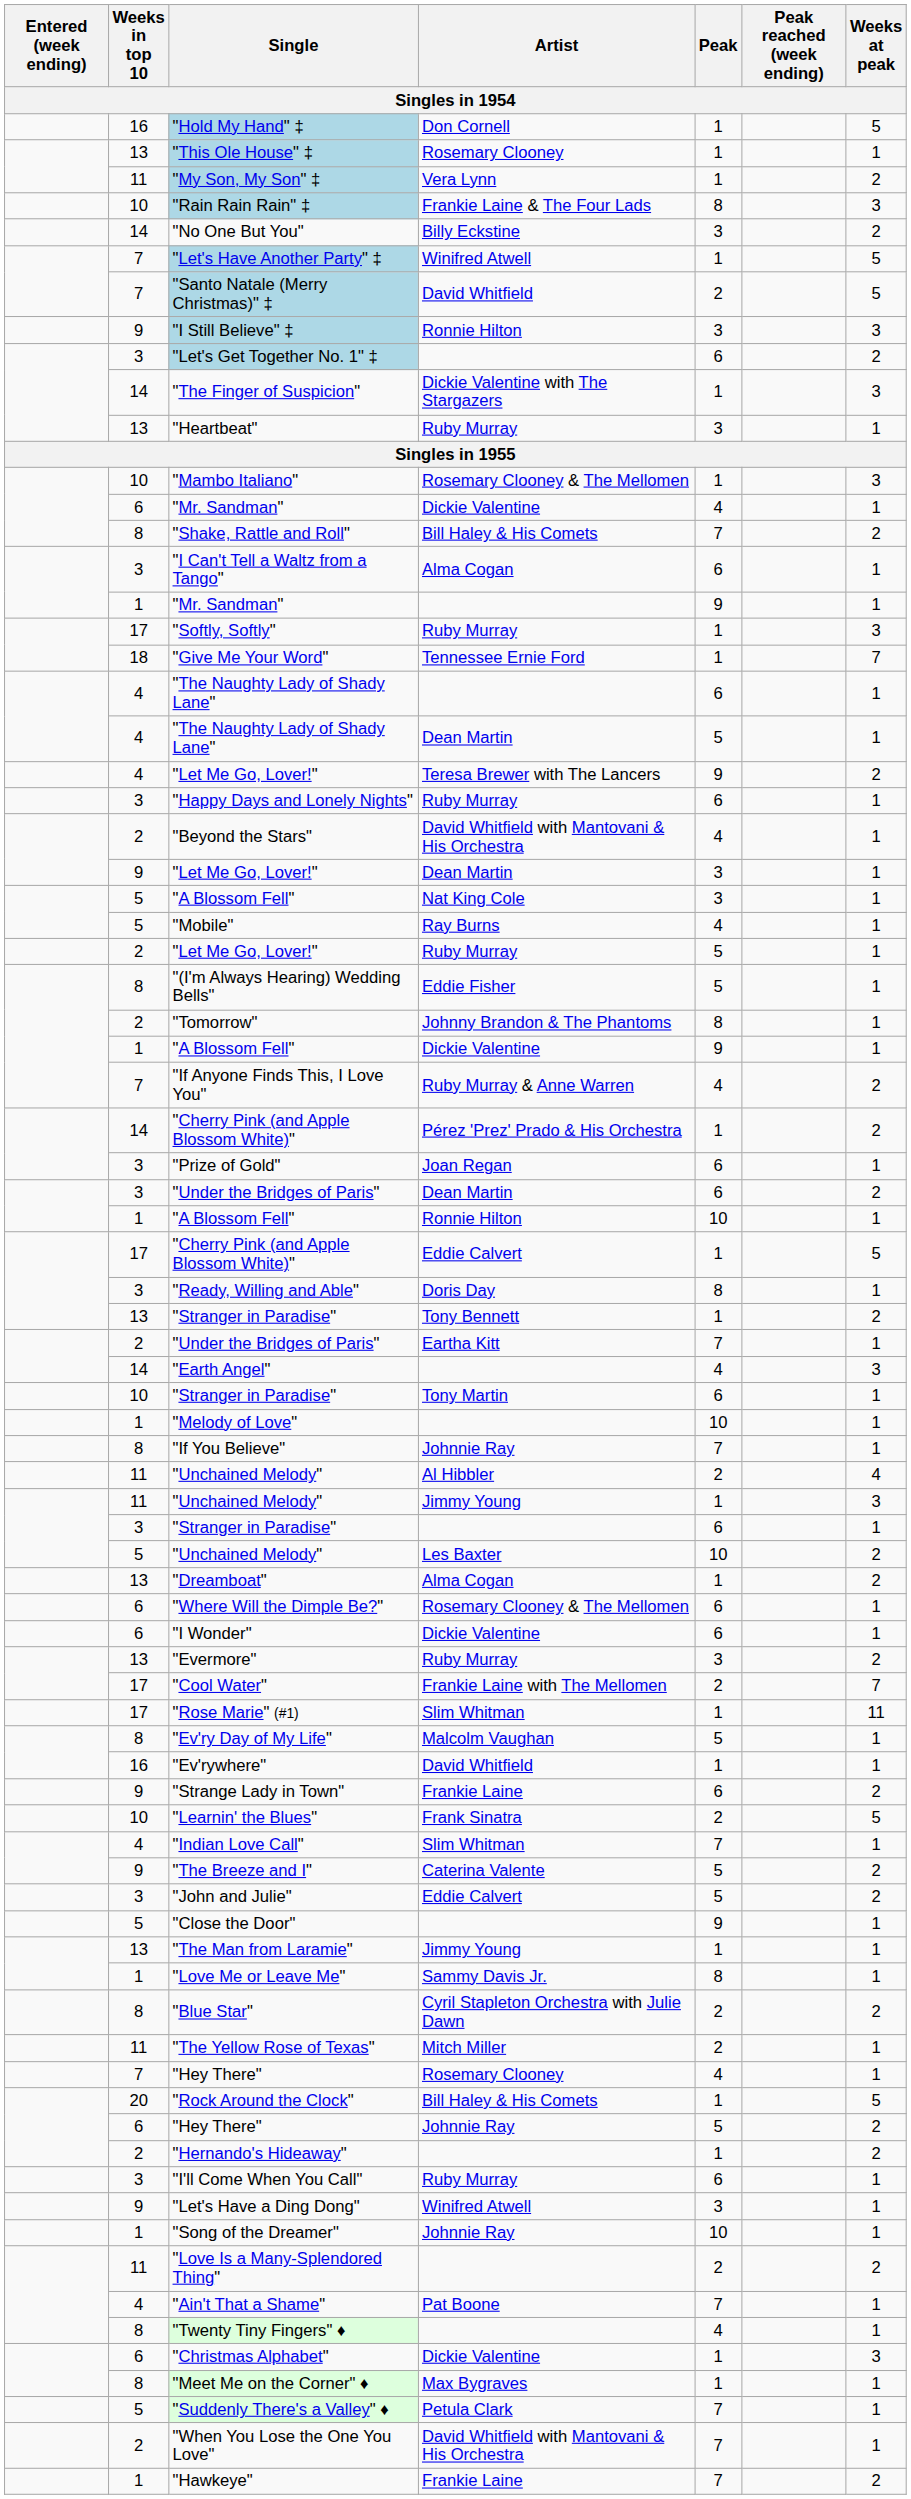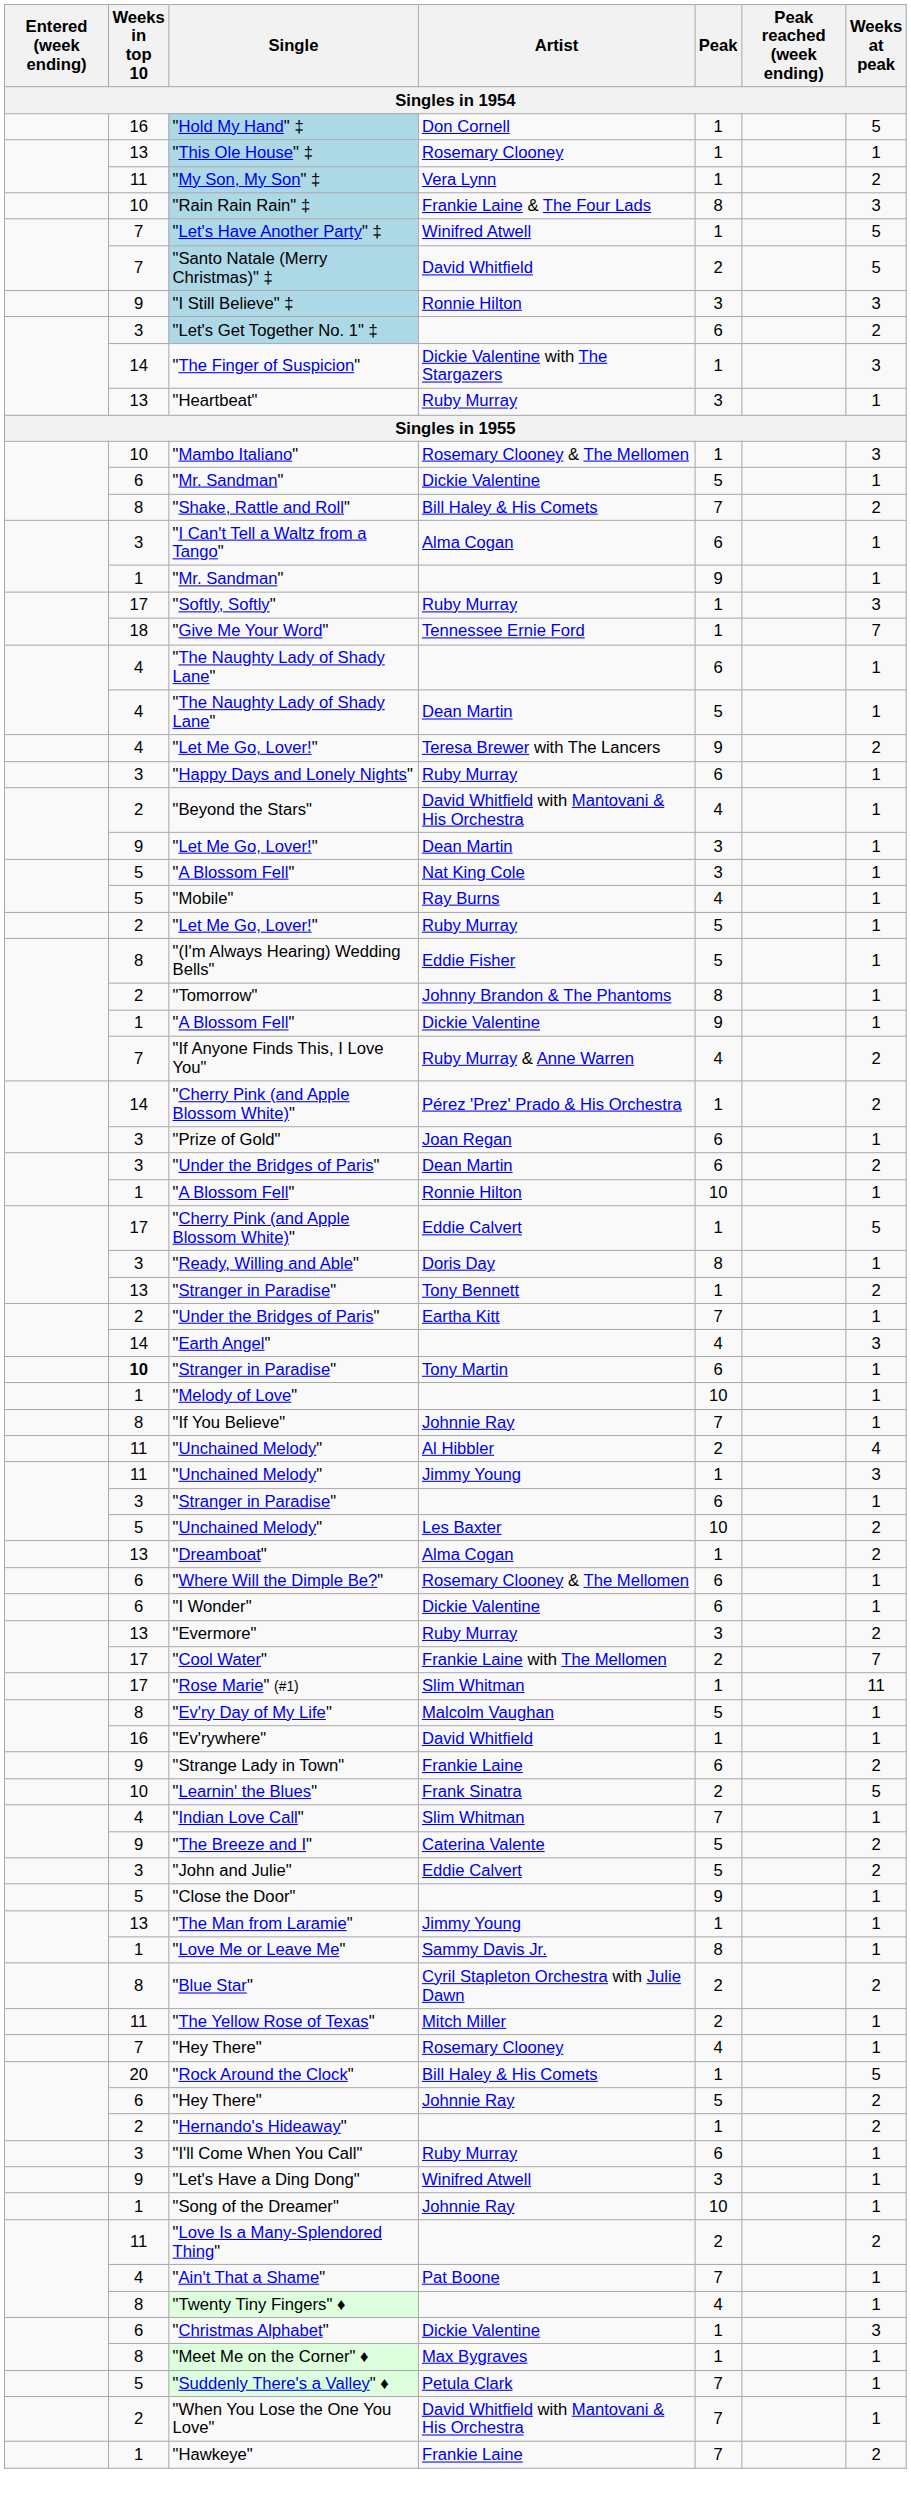- row: (238, 232)
(718, 507) 4 -> (718, 480) 5
(139, 1395) normal -> (139, 1369) bold
